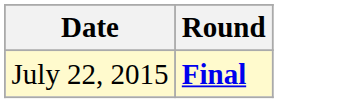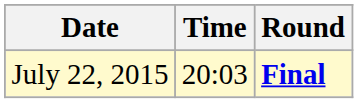+ column: (215, 27)
